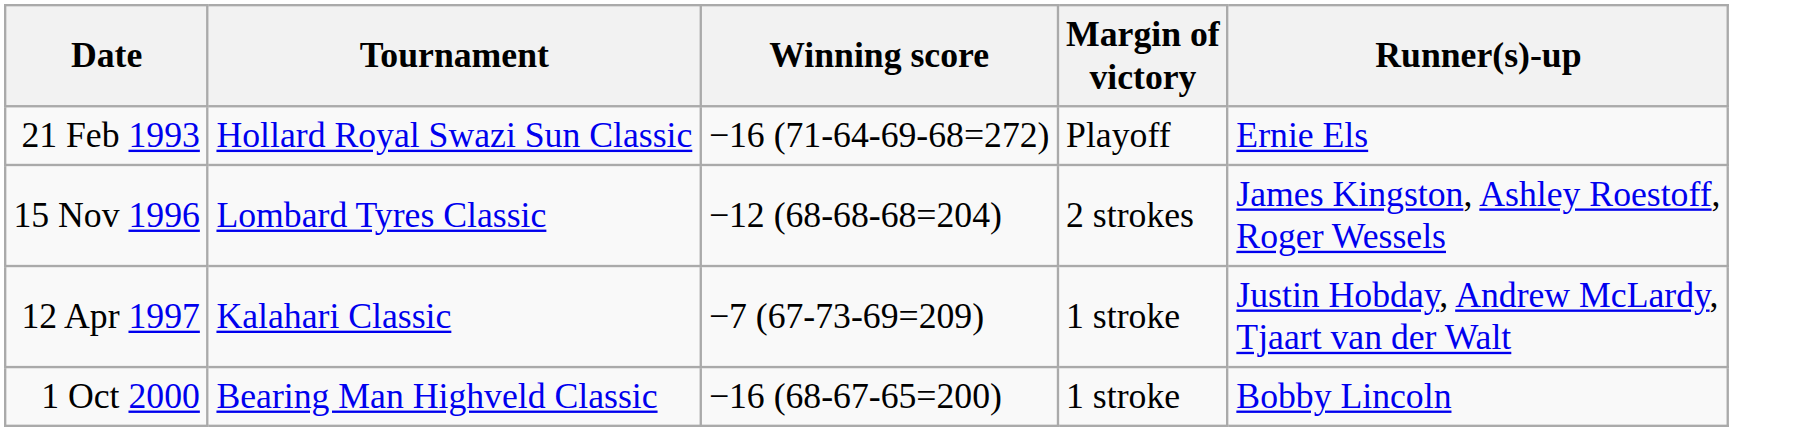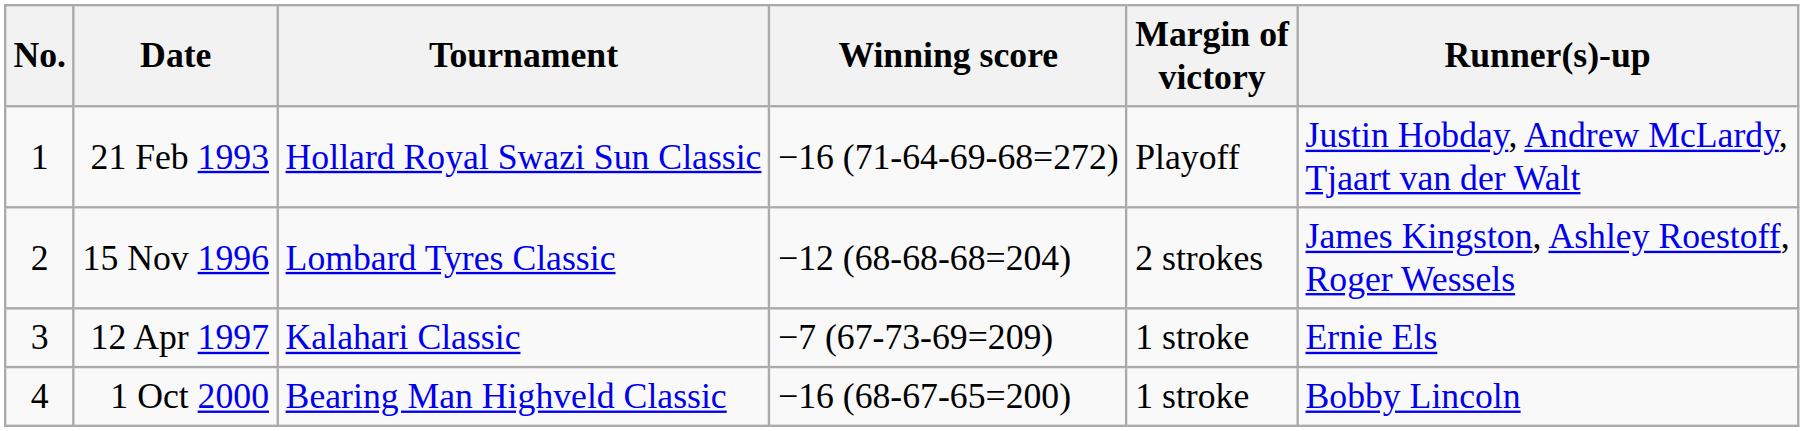+ column: (40, 55)
(1302, 135) Ernie Els -> (1547, 156) Justin Hobday, Andrew McLardy, Tjaart van der Walt
(1477, 316) Justin Hobday, Andrew McLardy, Tjaart van der Walt -> (1371, 337) Ernie Els
